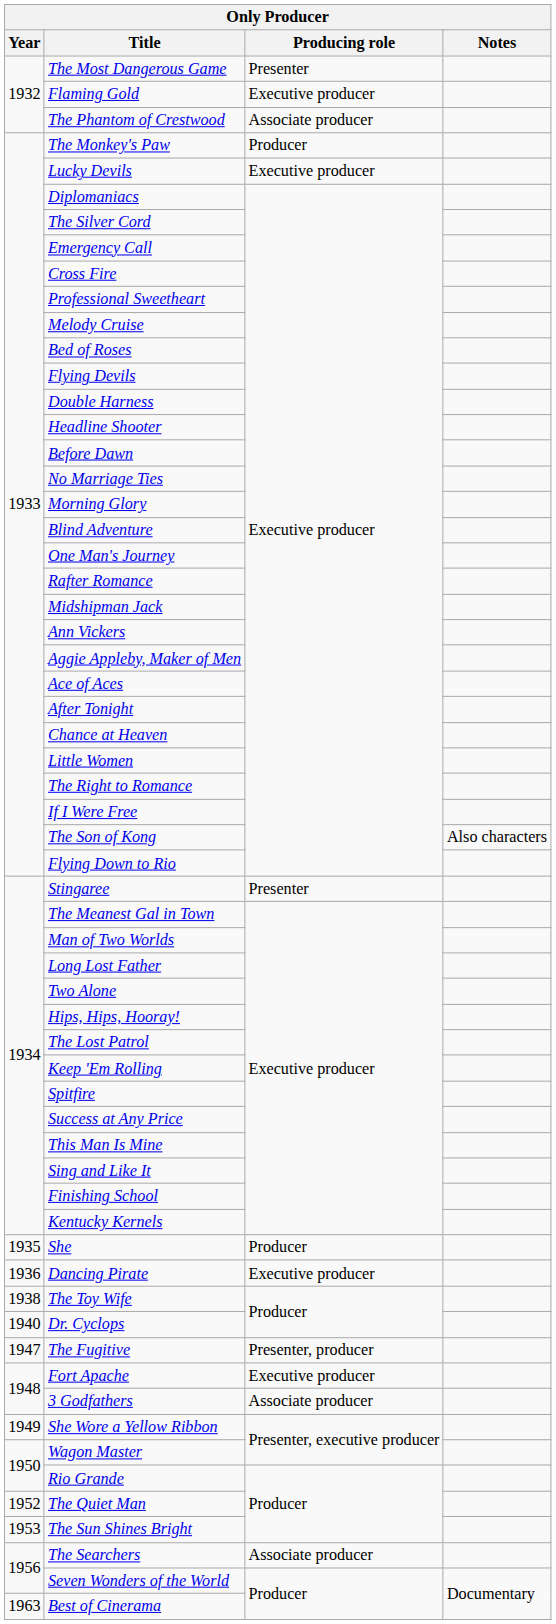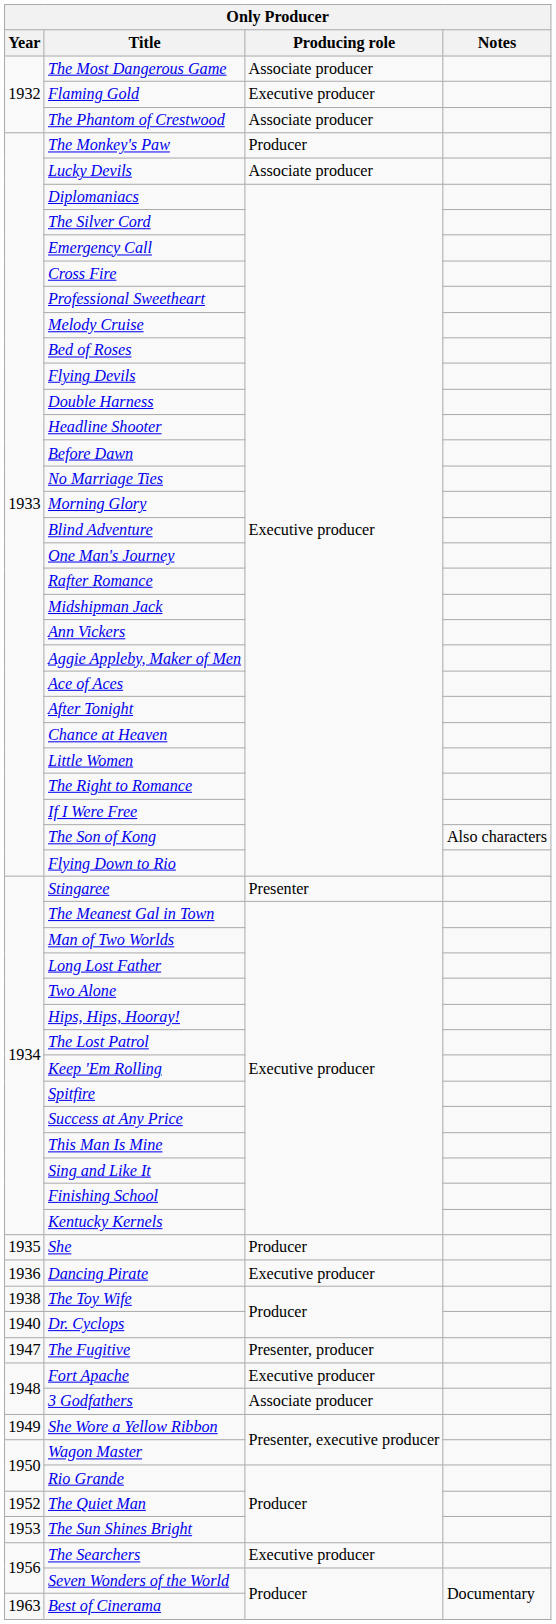(279, 68) Presenter -> (311, 68) Associate producer
(312, 171) Executive producer -> (311, 171) Associate producer
(311, 1555) Associate producer -> (312, 1555) Executive producer
